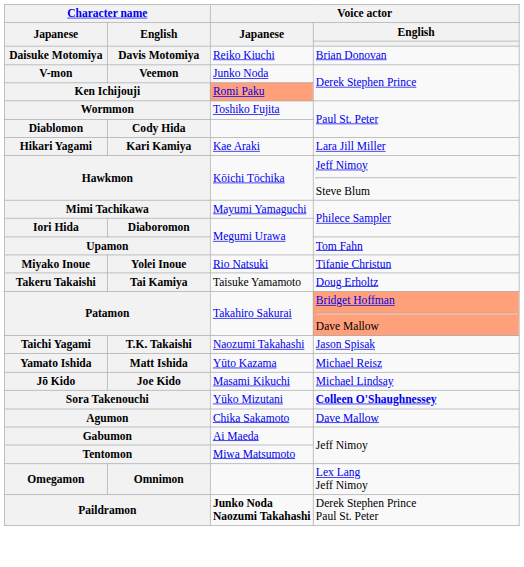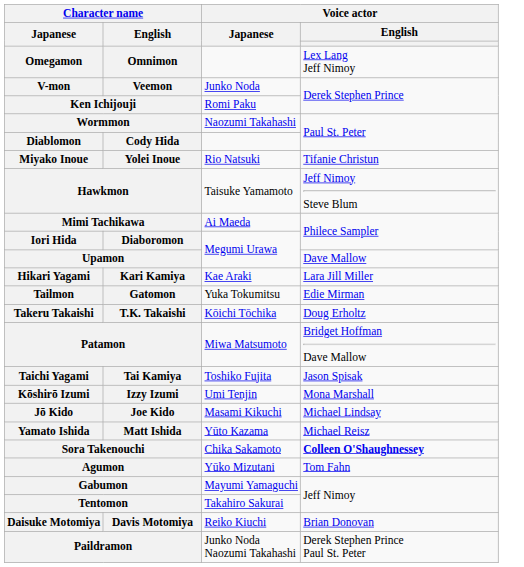rows swapped: (56, 55) <-> (56, 479)
(239, 92) lightsalmon background -> (230, 104) no background
(246, 110) Toshiko Fujita -> (250, 123) Naozumi Takahashi
rows swapped: (56, 264) <-> (56, 146)
(249, 178) Kōichi Tōchika -> (249, 191) Taisuke Yamamoto
(260, 209) Mayumi Yamaguchi -> (227, 222) Ai Maeda
(339, 245) Tom Fahn -> (335, 258) Dave Mallow
+ row: (54, 295)
(159, 282) Tai Kamiya -> (152, 313) T.K. Takaishi
(257, 282) Taisuke Yamamoto -> (240, 313) Kōichi Tōchika
(252, 313) Takahiro Sakurai -> (246, 344) Miwa Matsumoto
(416, 313) lightsalmon background -> (399, 344) no background
(159, 344) T.K. Takaishi -> (152, 376) Tai Kamiya
(259, 344) Naozumi Takahashi -> (238, 376) Toshiko Fujita
+ row: (54, 394)
rows swapped: (56, 381) <-> (56, 363)
(248, 399) Yūko Mizutani -> (243, 449) Chika Sakamoto
(251, 417) Chika Sakamoto -> (240, 467) Yūko Mizutani
(347, 417) Dave Mallow -> (327, 467) Tom Fahn
(236, 436) Ai Maeda -> (251, 485) Mayumi Yamaguchi
(254, 454) Miwa Matsumoto -> (244, 503) Takahiro Sakurai
(262, 510) bold -> (250, 546) normal
